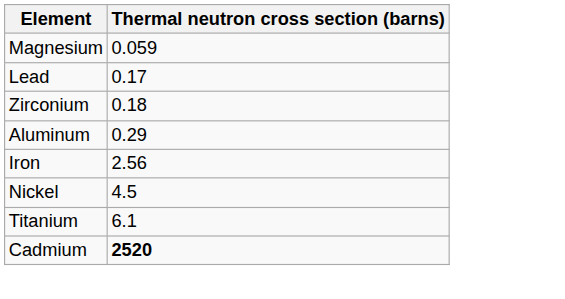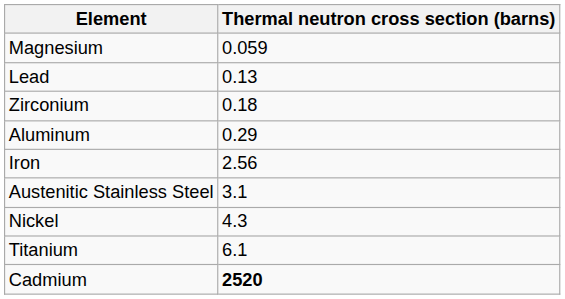(129, 76) 0.17 -> (240, 76) 0.13
+ row: (111, 192)
(124, 192) 4.5 -> (235, 221) 4.3
